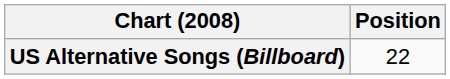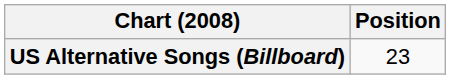(398, 56) 22 -> (398, 56) 23
